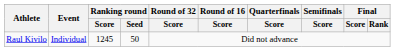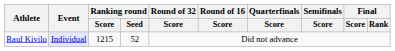(69, 39) no background -> (69, 39) lavender background
(105, 39) 1245 -> (105, 39) 1215
(135, 39) 50 -> (135, 39) 52
